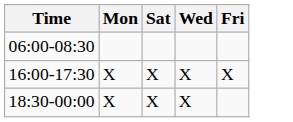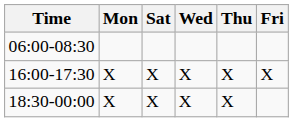+ column: (237, 18)
